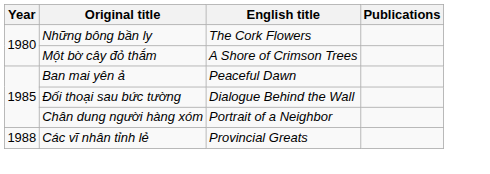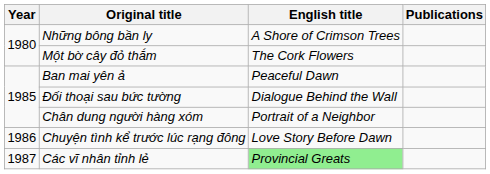(260, 35) The Cork Flowers -> (326, 35) A Shore of Crimson Trees
(283, 55) A Shore of Crimson Trees -> (303, 55) The Cork Flowers
+ row: (144, 138)
(22, 138) 1988 -> (22, 158) 1987
(258, 138) no background -> (301, 158) lightgreen background
